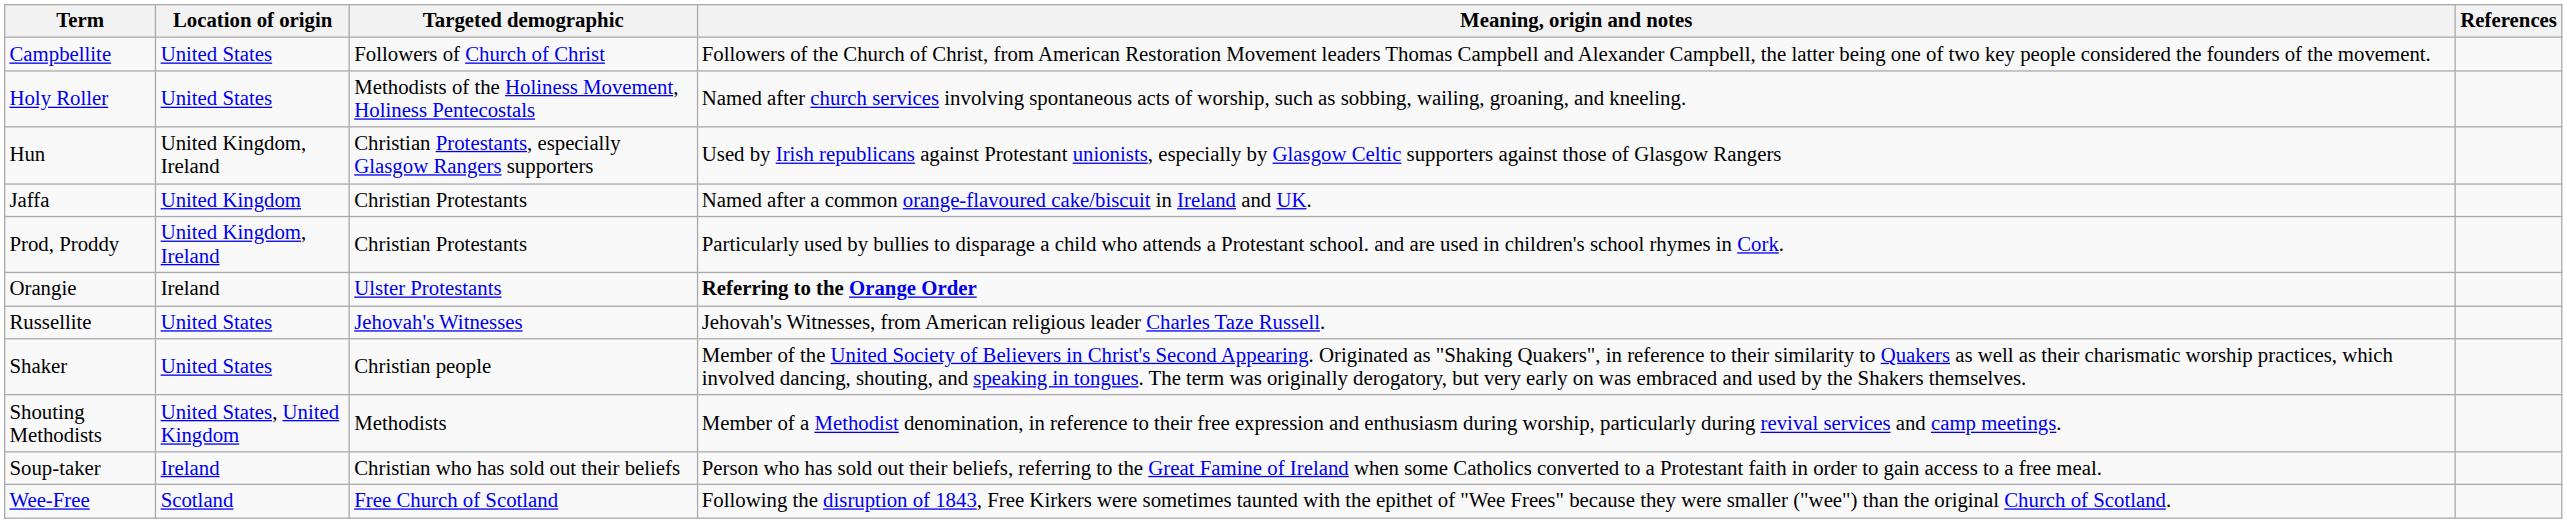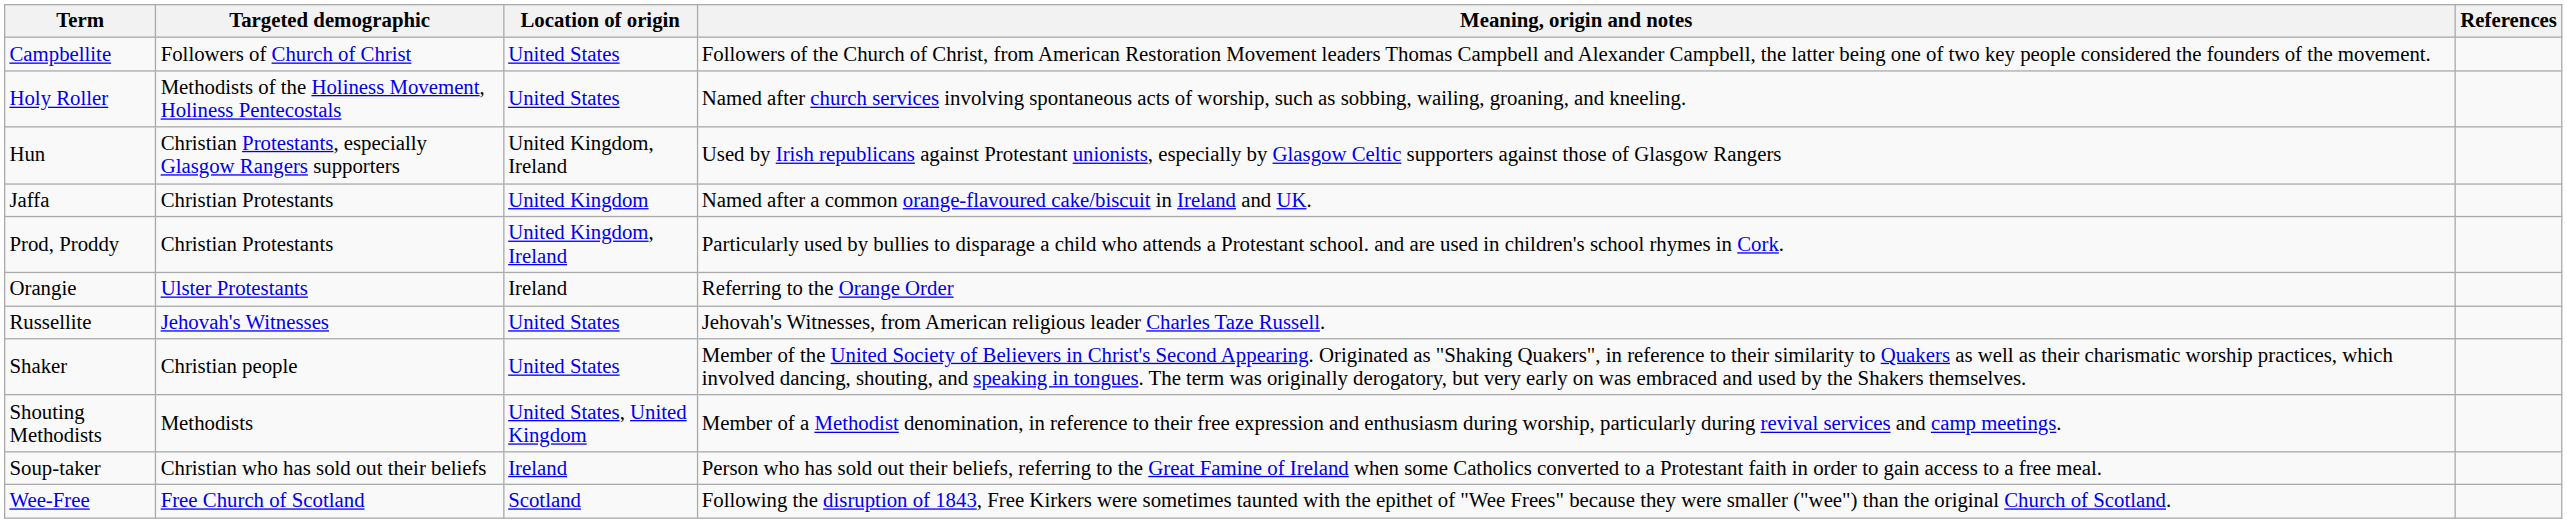columns swapped: (253, 20) <-> (523, 20)
(839, 289) bold -> (828, 289) normal
